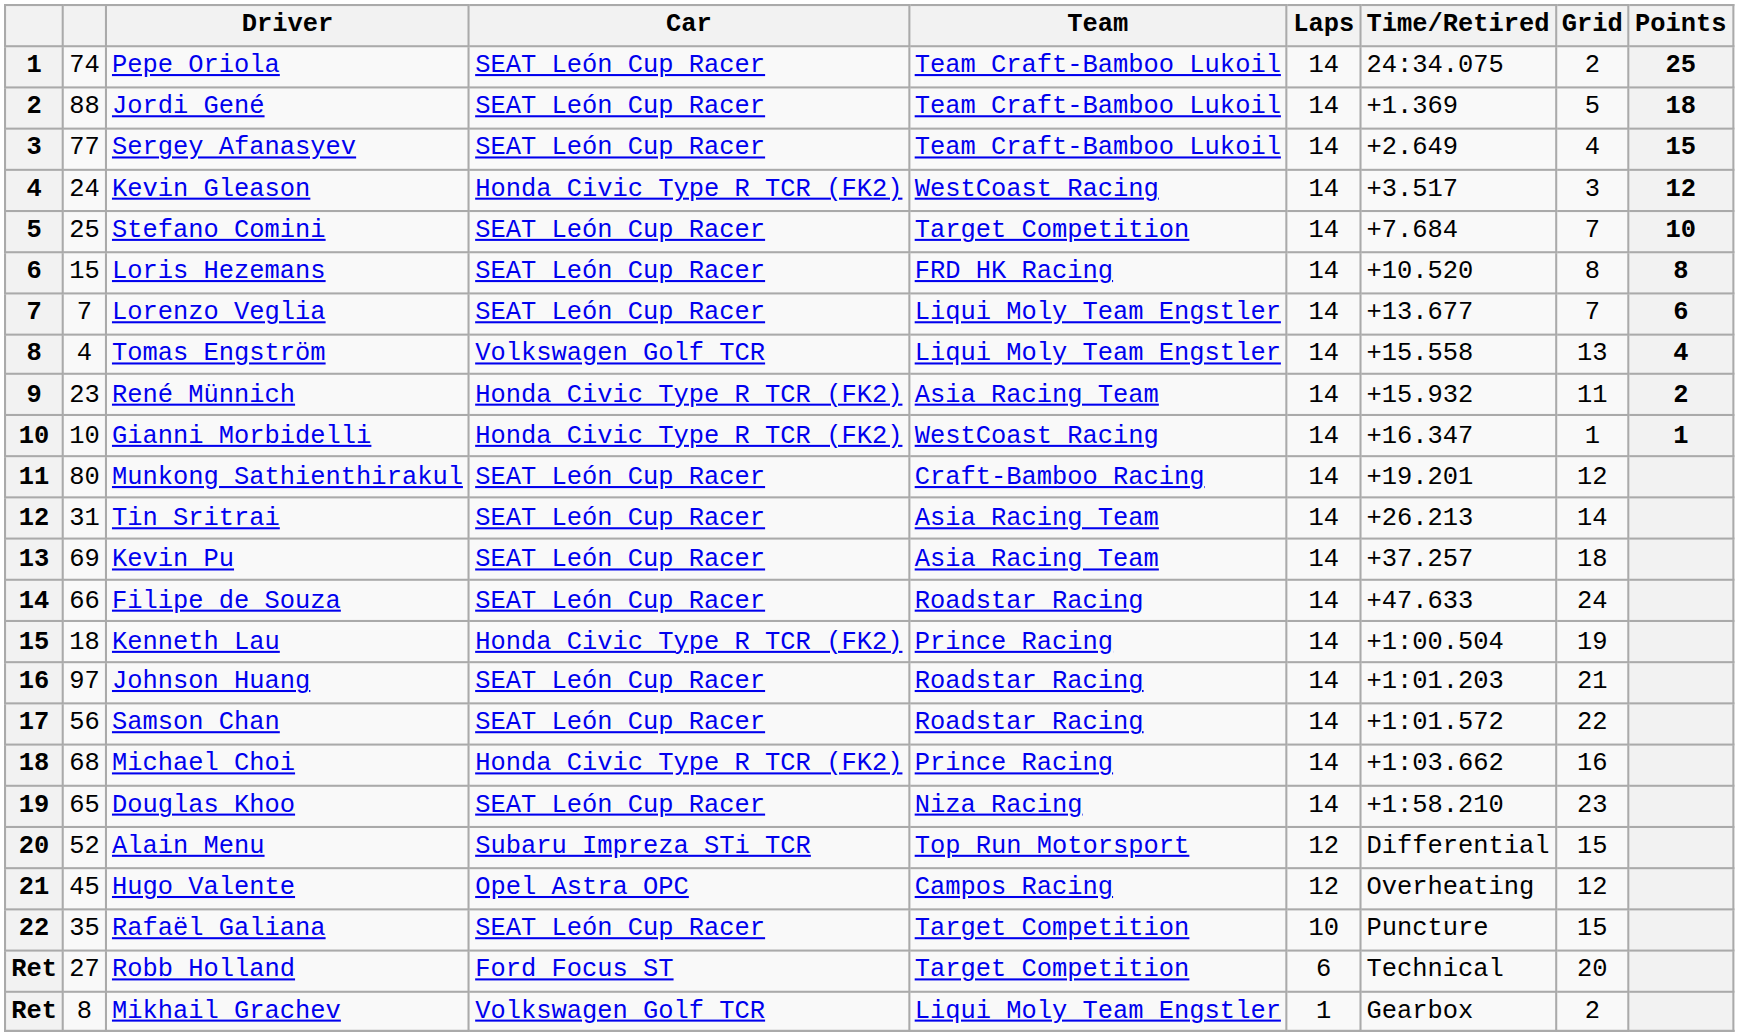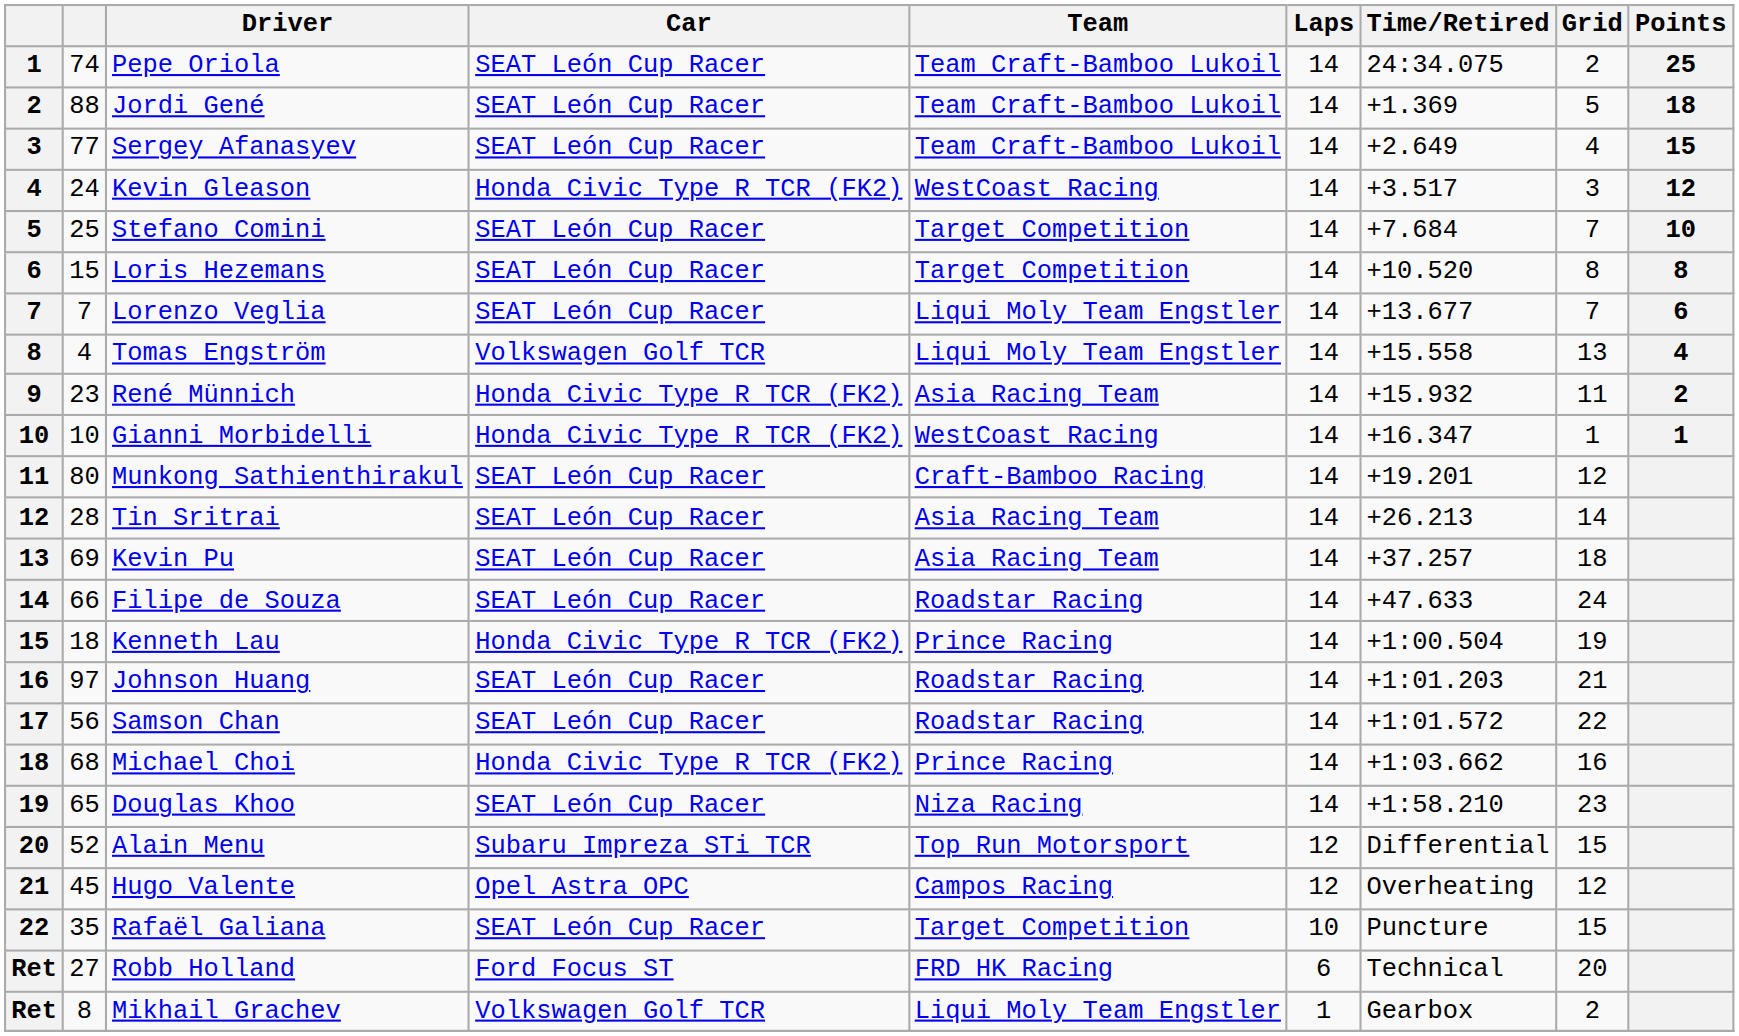(1014, 272) FRD HK Racing -> (1052, 272) Target Competition
(84, 519) 31 -> (84, 519) 28
(1052, 971) Target Competition -> (1014, 971) FRD HK Racing
